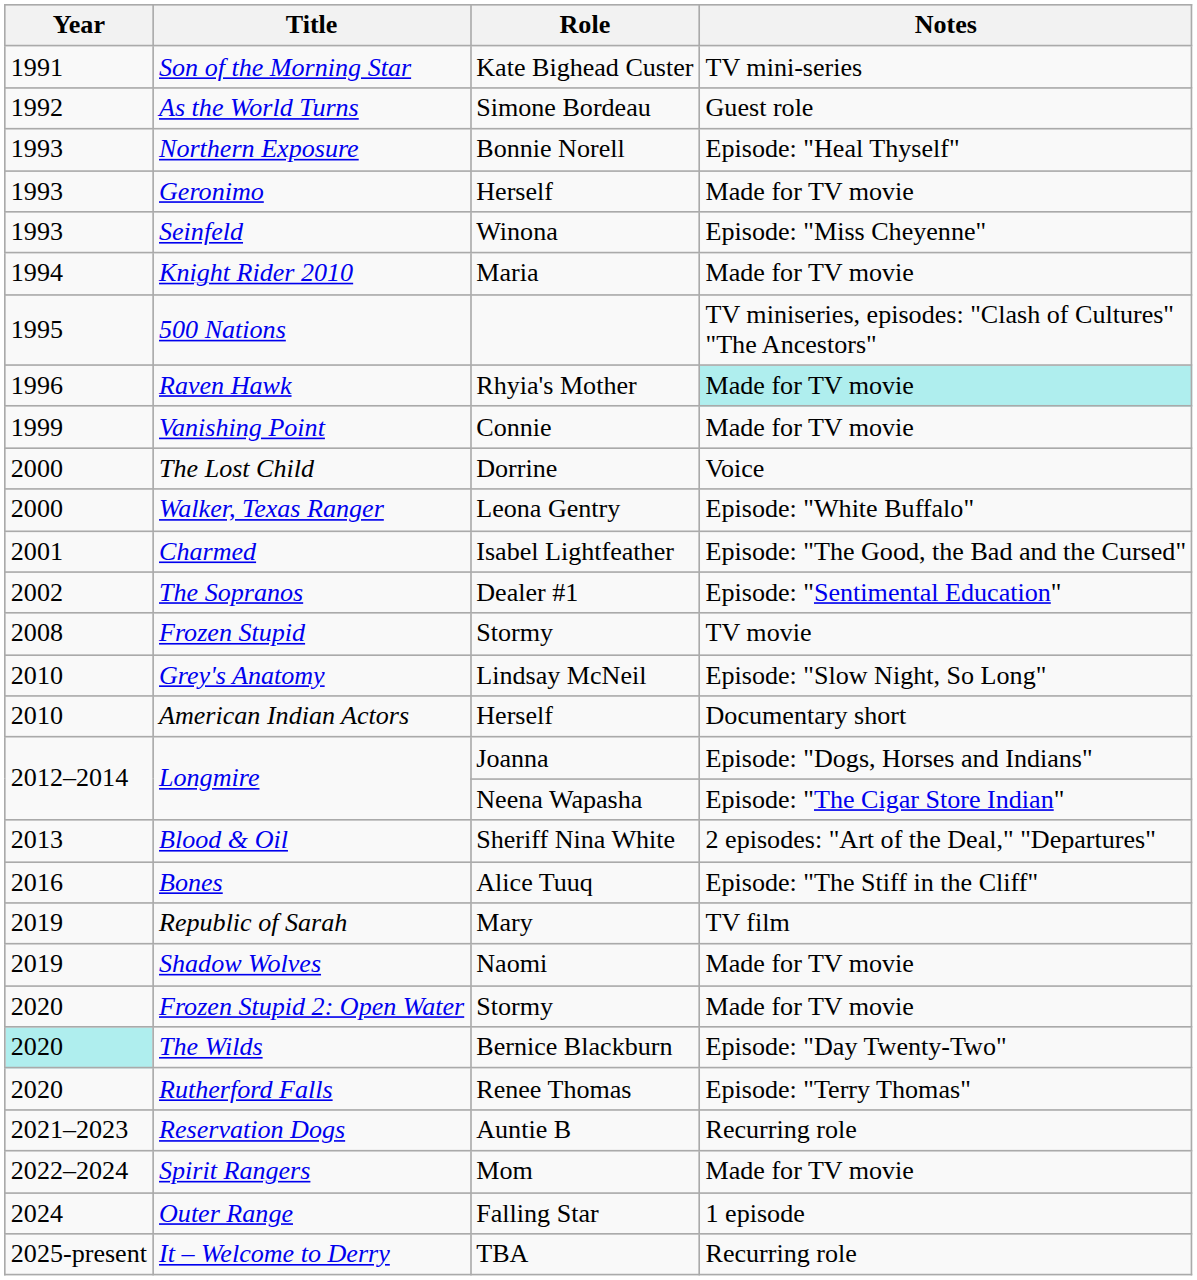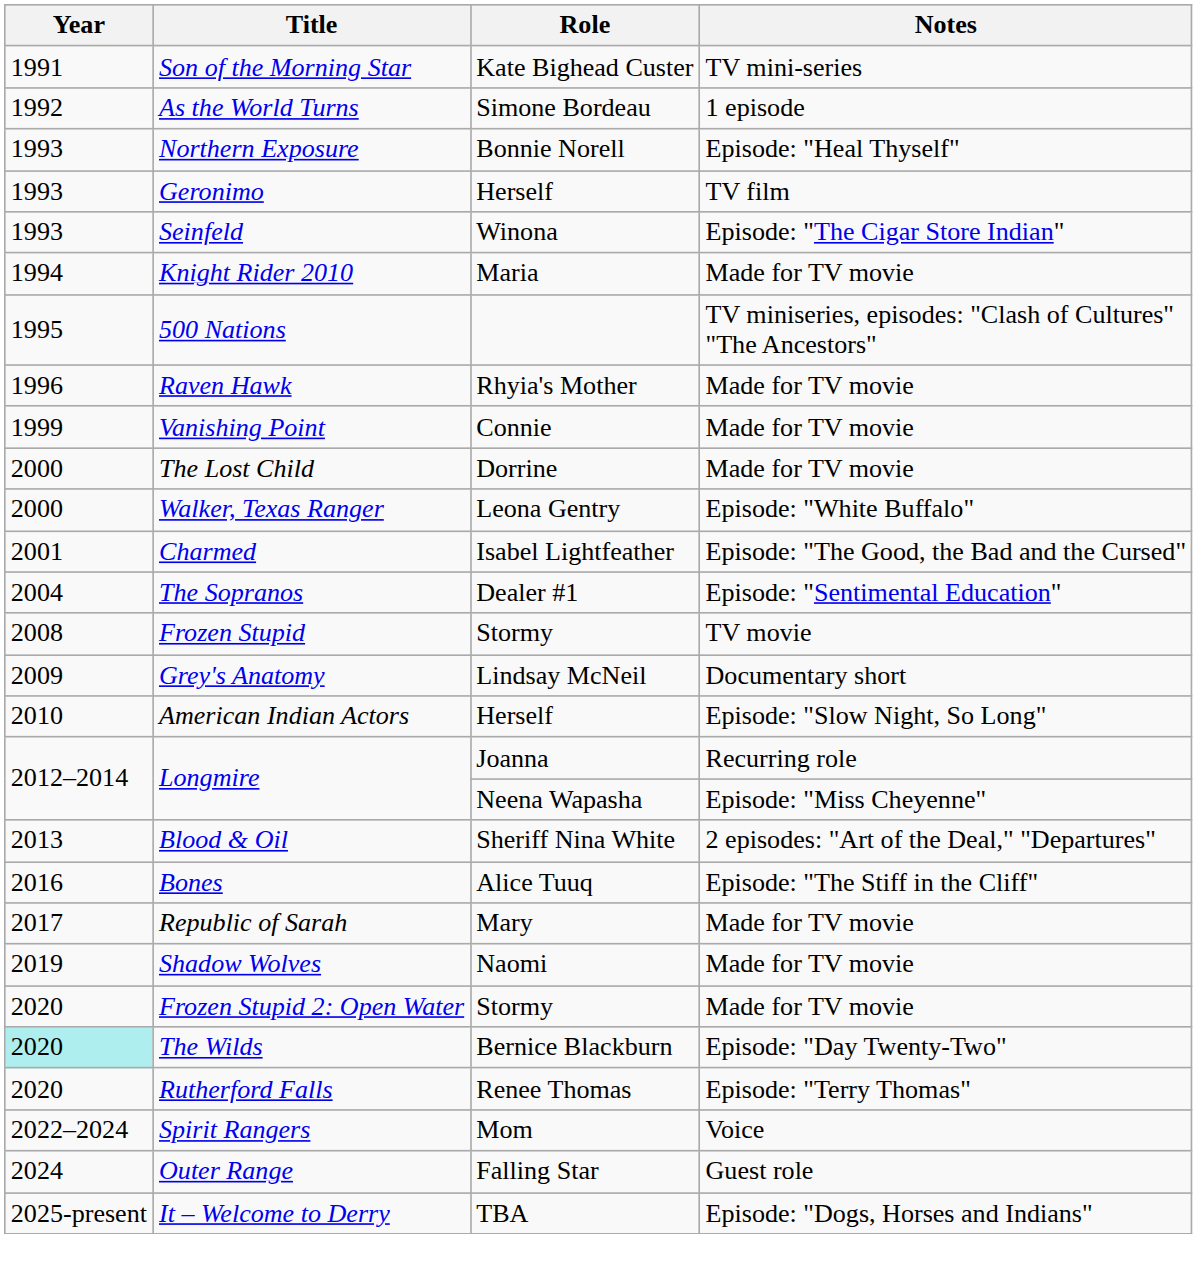(759, 107) Guest role -> (755, 107) 1 episode
(810, 190) Made for TV movie -> (748, 190) TV film
(846, 231) Episode: "Miss Cheyenne" -> (885, 231) Episode: "The Cigar Store Indian"
(810, 385) paleturquoise background -> (810, 385) no background
(735, 468) Voice -> (810, 468) Made for TV movie
(37, 592) 2002 -> (37, 592) 2004
(37, 674) 2010 -> (37, 674) 2009
(876, 674) Episode: "Slow Night, So Long" -> (806, 674) Documentary short
(806, 716) Documentary short -> (876, 716) Episode: "Slow Night, So Long"
(899, 757) Episode: "Dogs, Horses and Indians" -> (781, 757) Recurring role
(885, 799) Episode: "The Cigar Store Indian" -> (846, 799) Episode: "Miss Cheyenne"
(37, 923) 2019 -> (37, 923) 2017
(748, 923) TV film -> (810, 923) Made for TV movie
- row: (252, 1129)
(810, 1171) Made for TV movie -> (735, 1129) Voice
(755, 1212) 1 episode -> (759, 1171) Guest role
(781, 1253) Recurring role -> (899, 1212) Episode: "Dogs, Horses and Indians"
